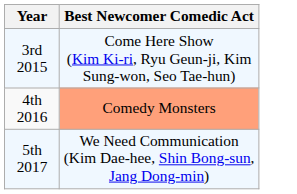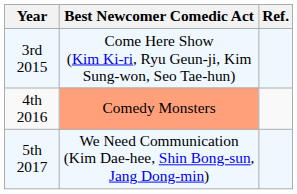+ column: (276, 16)
